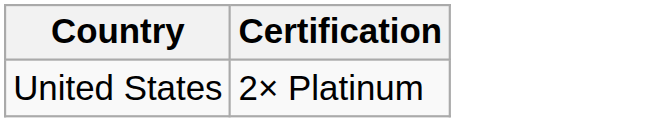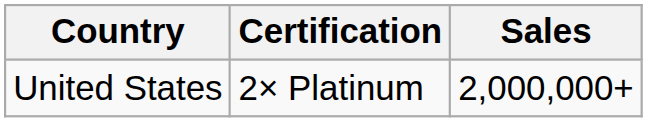+ column: (546, 32)
